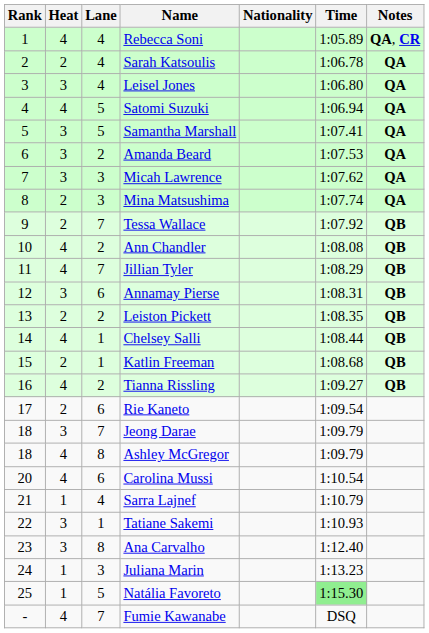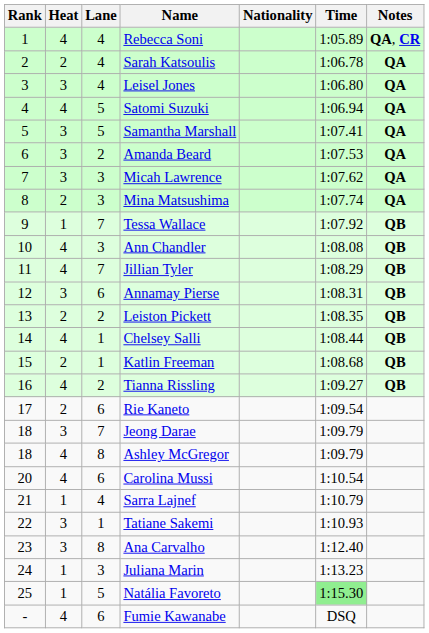(63, 223) 2 -> (63, 223) 1
(101, 246) 2 -> (101, 246) 3
(101, 616) 7 -> (101, 616) 6
